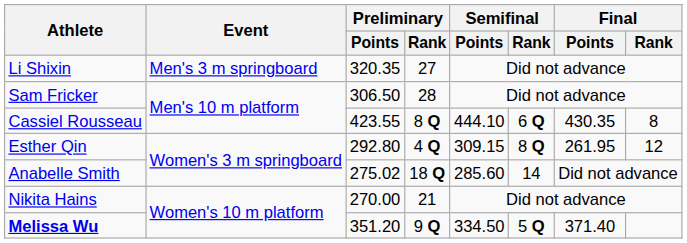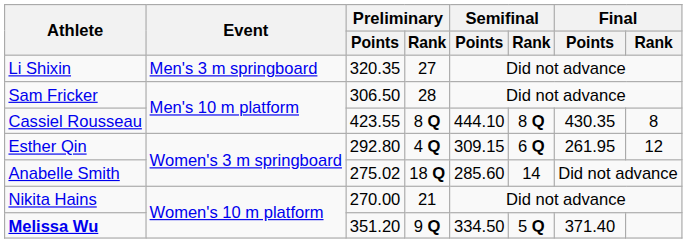(531, 121) 6 Q -> (531, 121) 8 Q
(531, 147) 8 Q -> (531, 147) 6 Q
